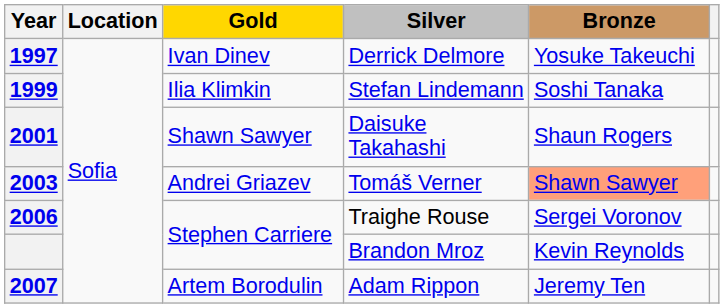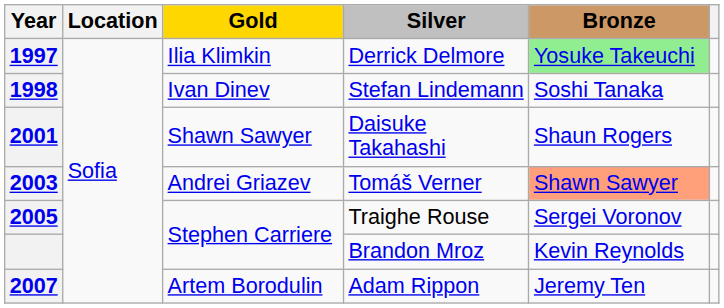(219, 55) Ivan Dinev -> (219, 55) Ilia Klimkin
(614, 55) no background -> (614, 55) lightgreen background
(34, 90) 1999 -> (34, 90) 1998
(219, 90) Ilia Klimkin -> (219, 90) Ivan Dinev
(34, 217) 2006 -> (34, 217) 2005
